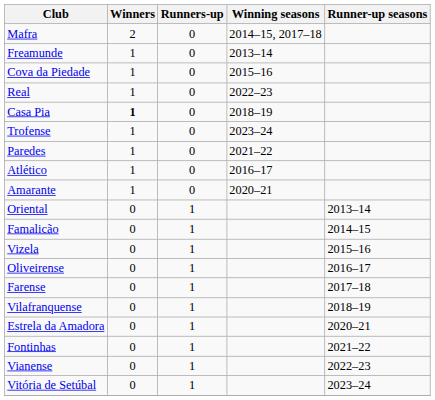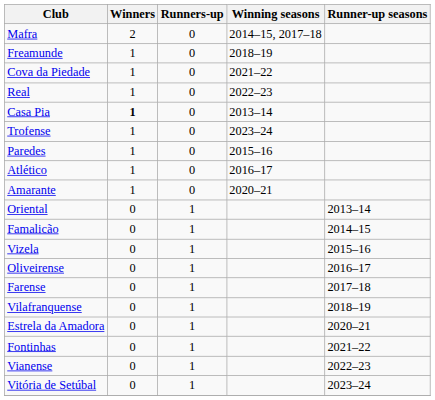(251, 53) 2013–14 -> (251, 53) 2018–19
(251, 72) 2015–16 -> (251, 72) 2021–22
(251, 111) 2018–19 -> (251, 111) 2013–14
(251, 151) 2021–22 -> (251, 151) 2015–16
